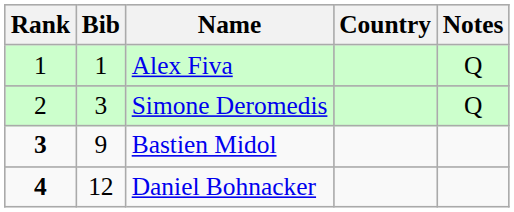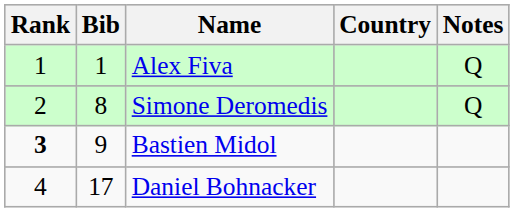(101, 105) 3 -> (101, 105) 8
(40, 186) bold -> (40, 186) normal
(101, 186) 12 -> (101, 186) 17
